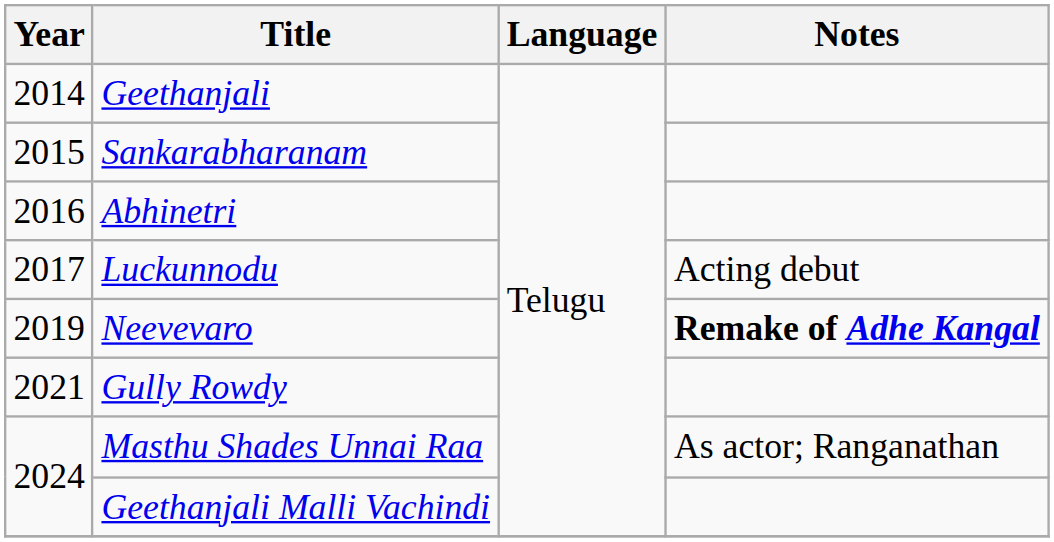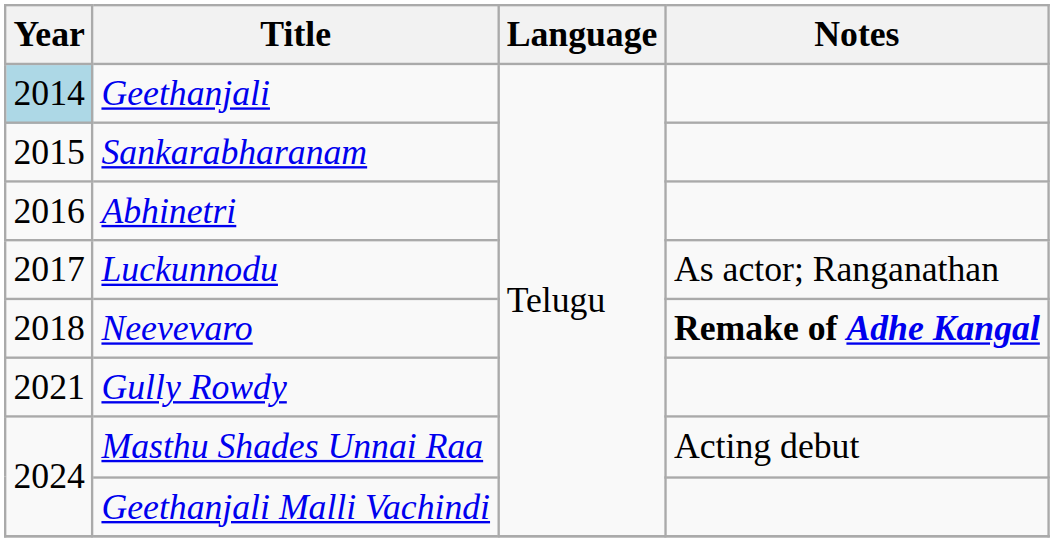(49, 93) no background -> (49, 93) lightblue background
(767, 269) Acting debut -> (837, 269) As actor; Ranganathan
(49, 328) 2019 -> (49, 328) 2018
(837, 446) As actor; Ranganathan -> (767, 446) Acting debut
